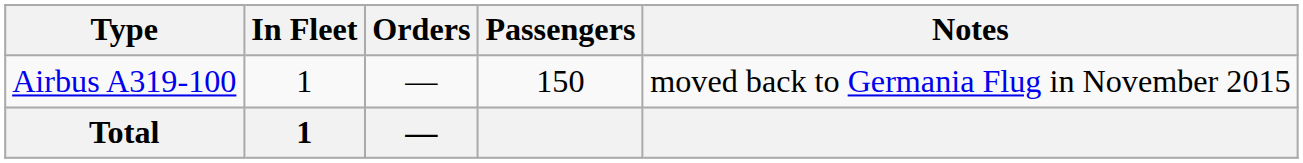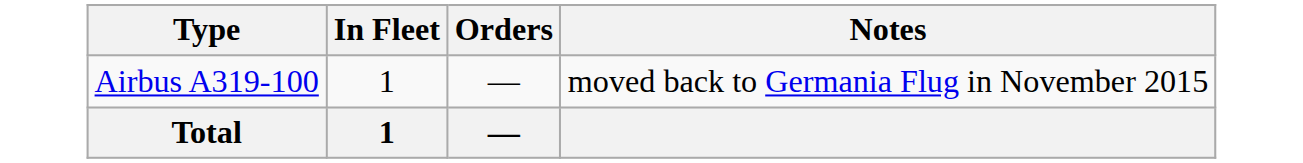- column: (560, 30)
